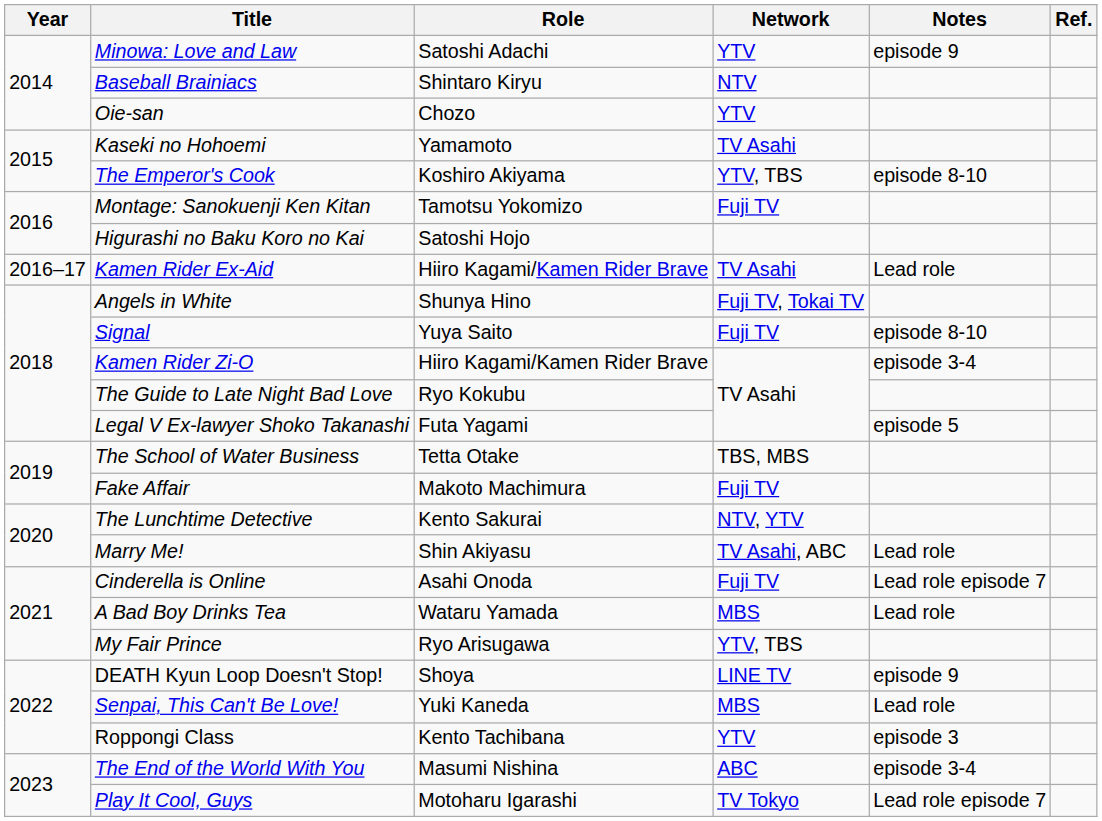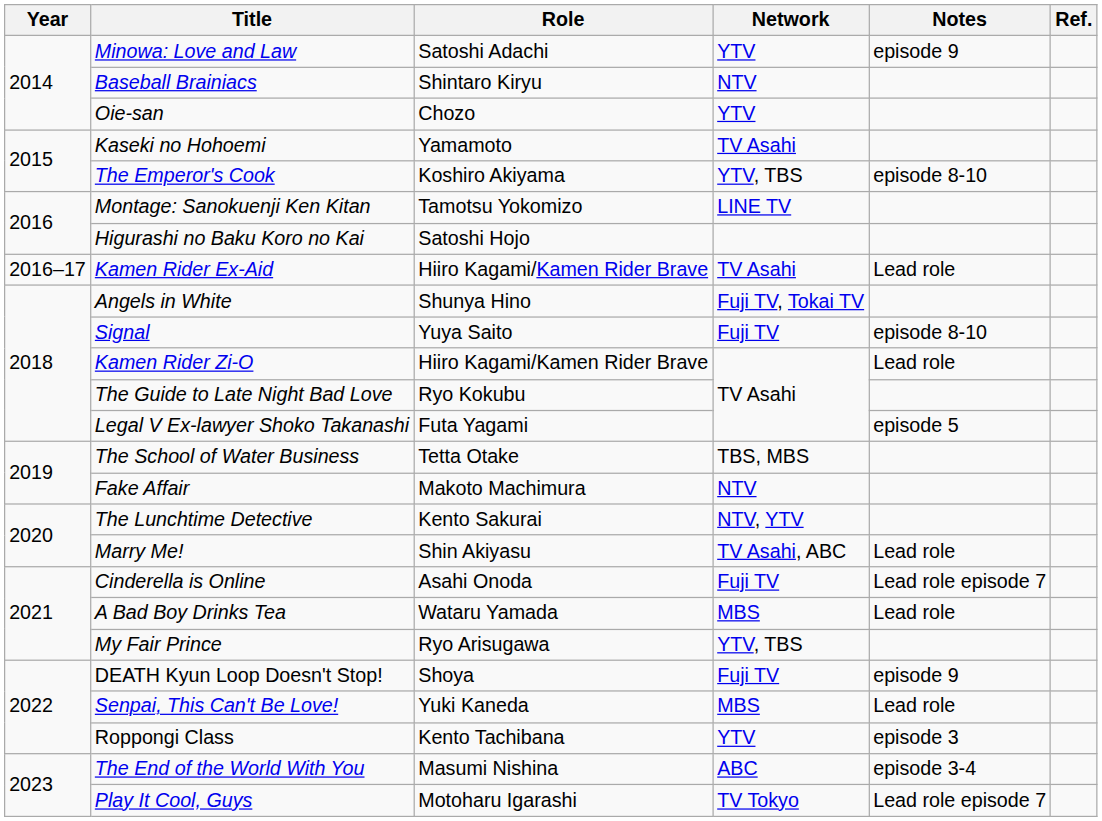(748, 207) Fuji TV -> (754, 207) LINE TV
(925, 363) episode 3-4 -> (914, 363) Lead role
(748, 488) Fuji TV -> (737, 488) NTV
(754, 675) LINE TV -> (748, 675) Fuji TV
